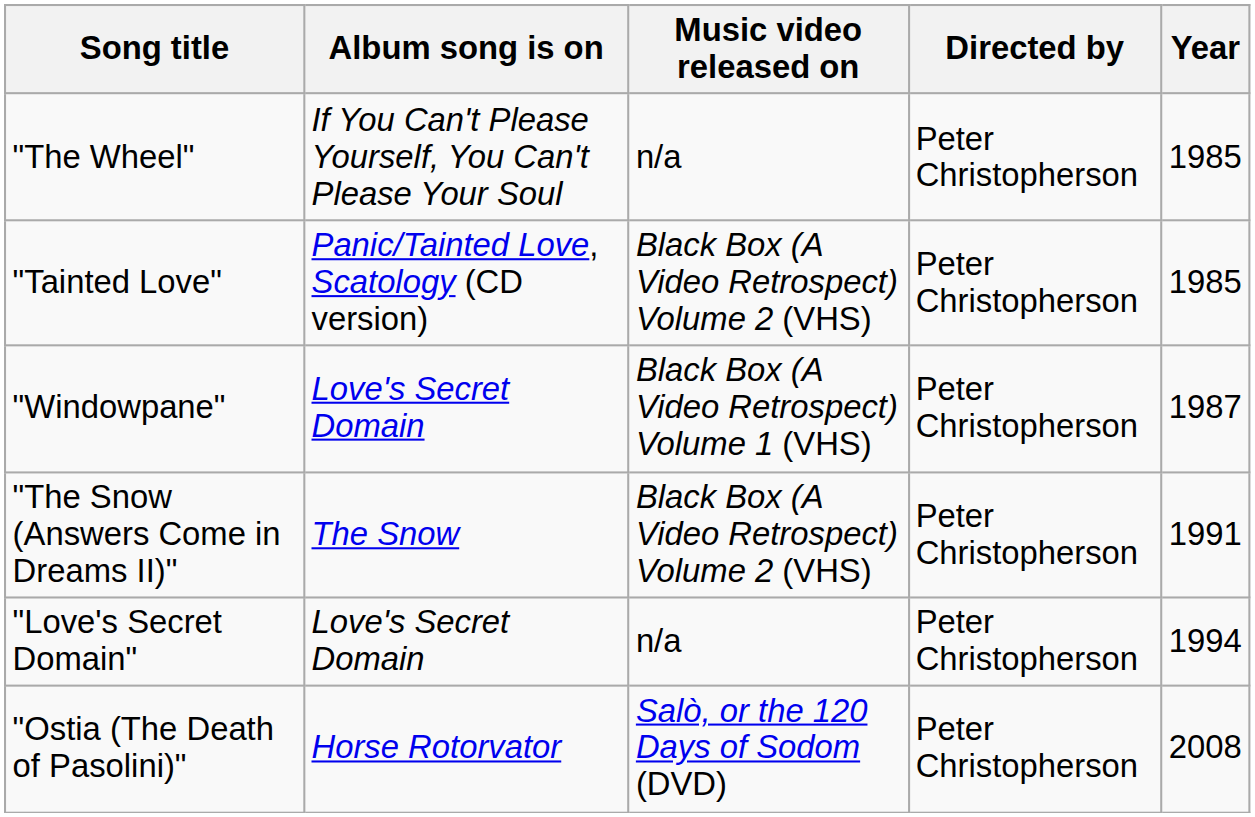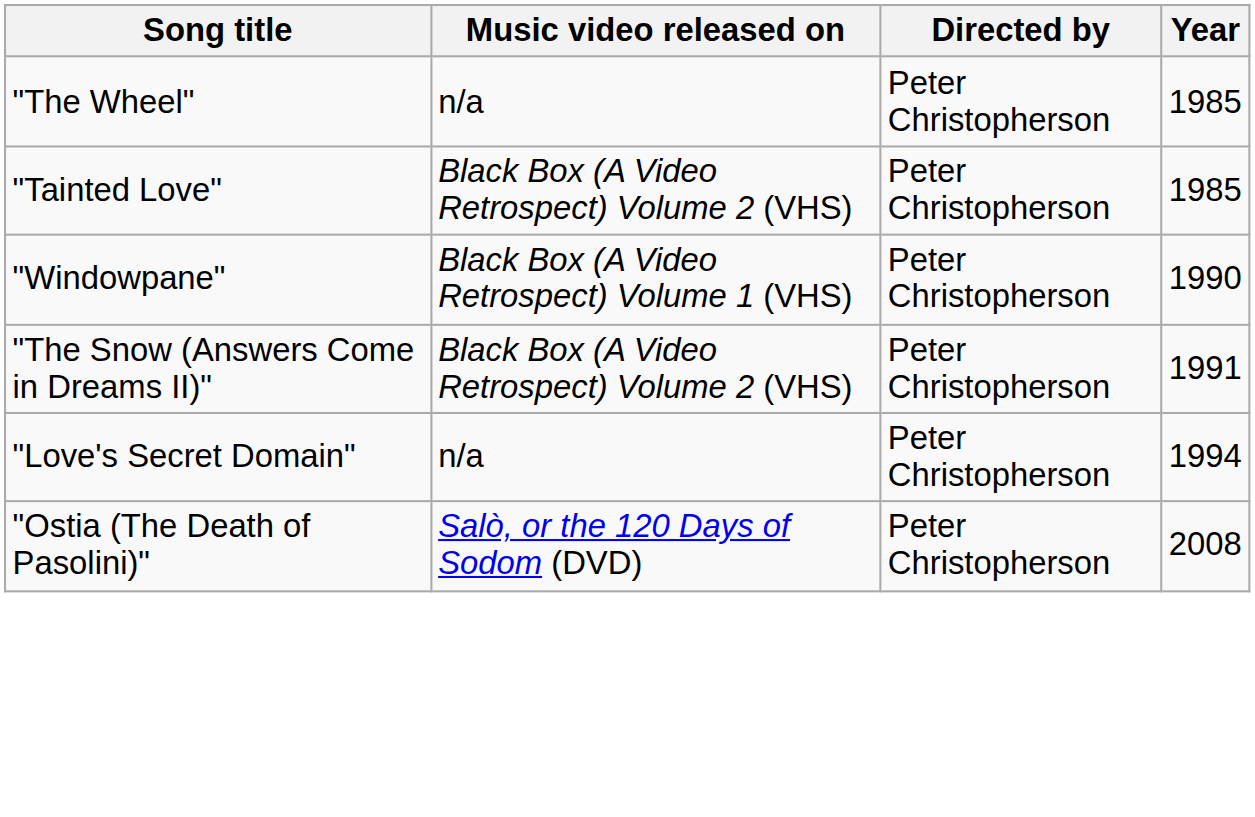- column: (466, 48)
(1205, 407) 1987 -> (1205, 278) 1990
